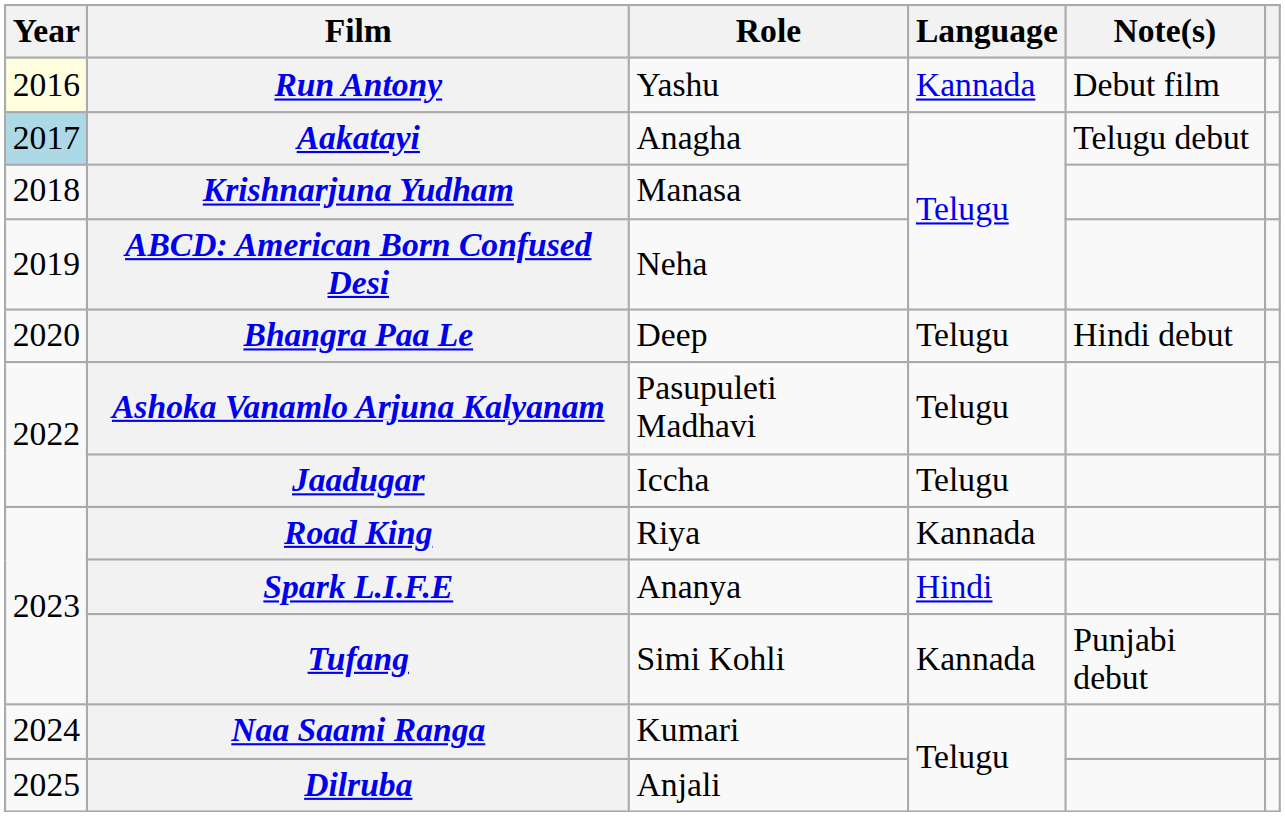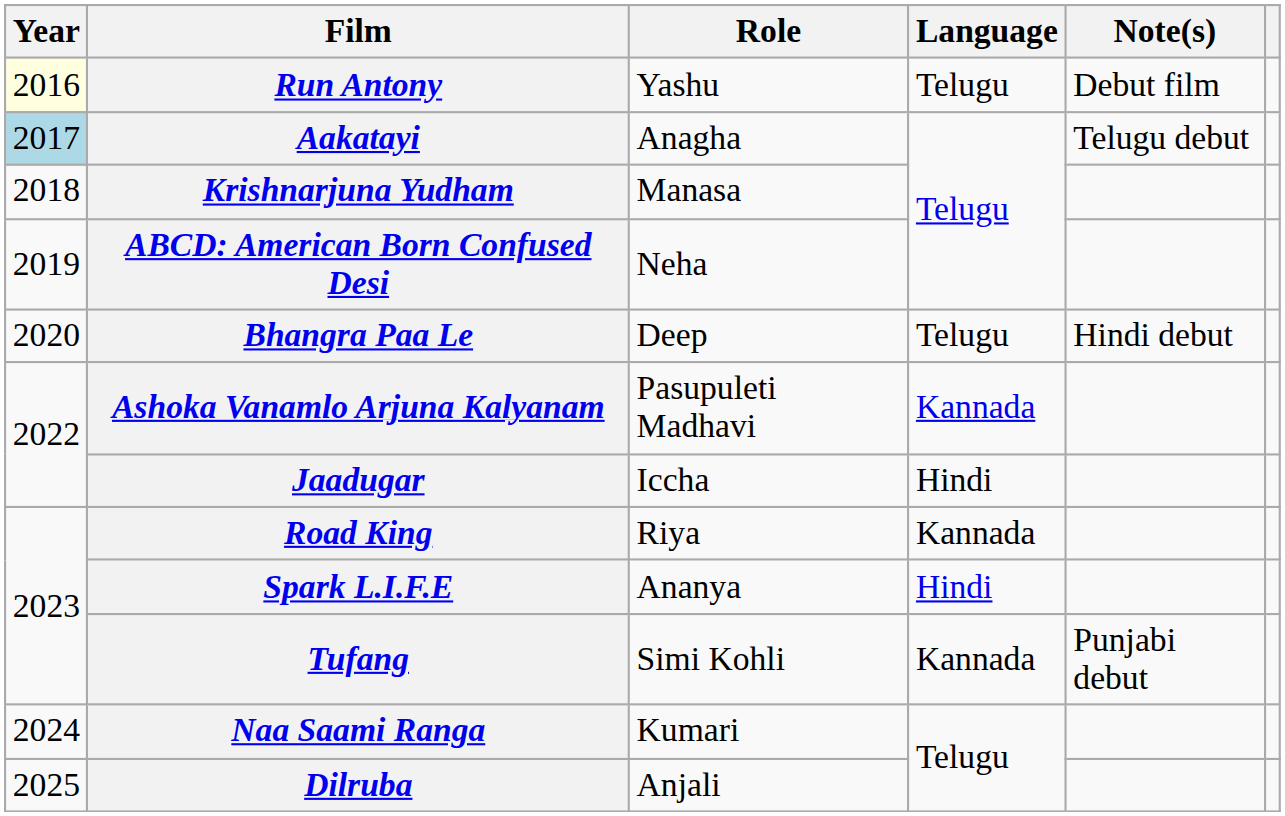(976, 84) Kannada -> (962, 84) Telugu
(962, 407) Telugu -> (976, 407) Kannada
(962, 479) Telugu -> (954, 479) Hindi
